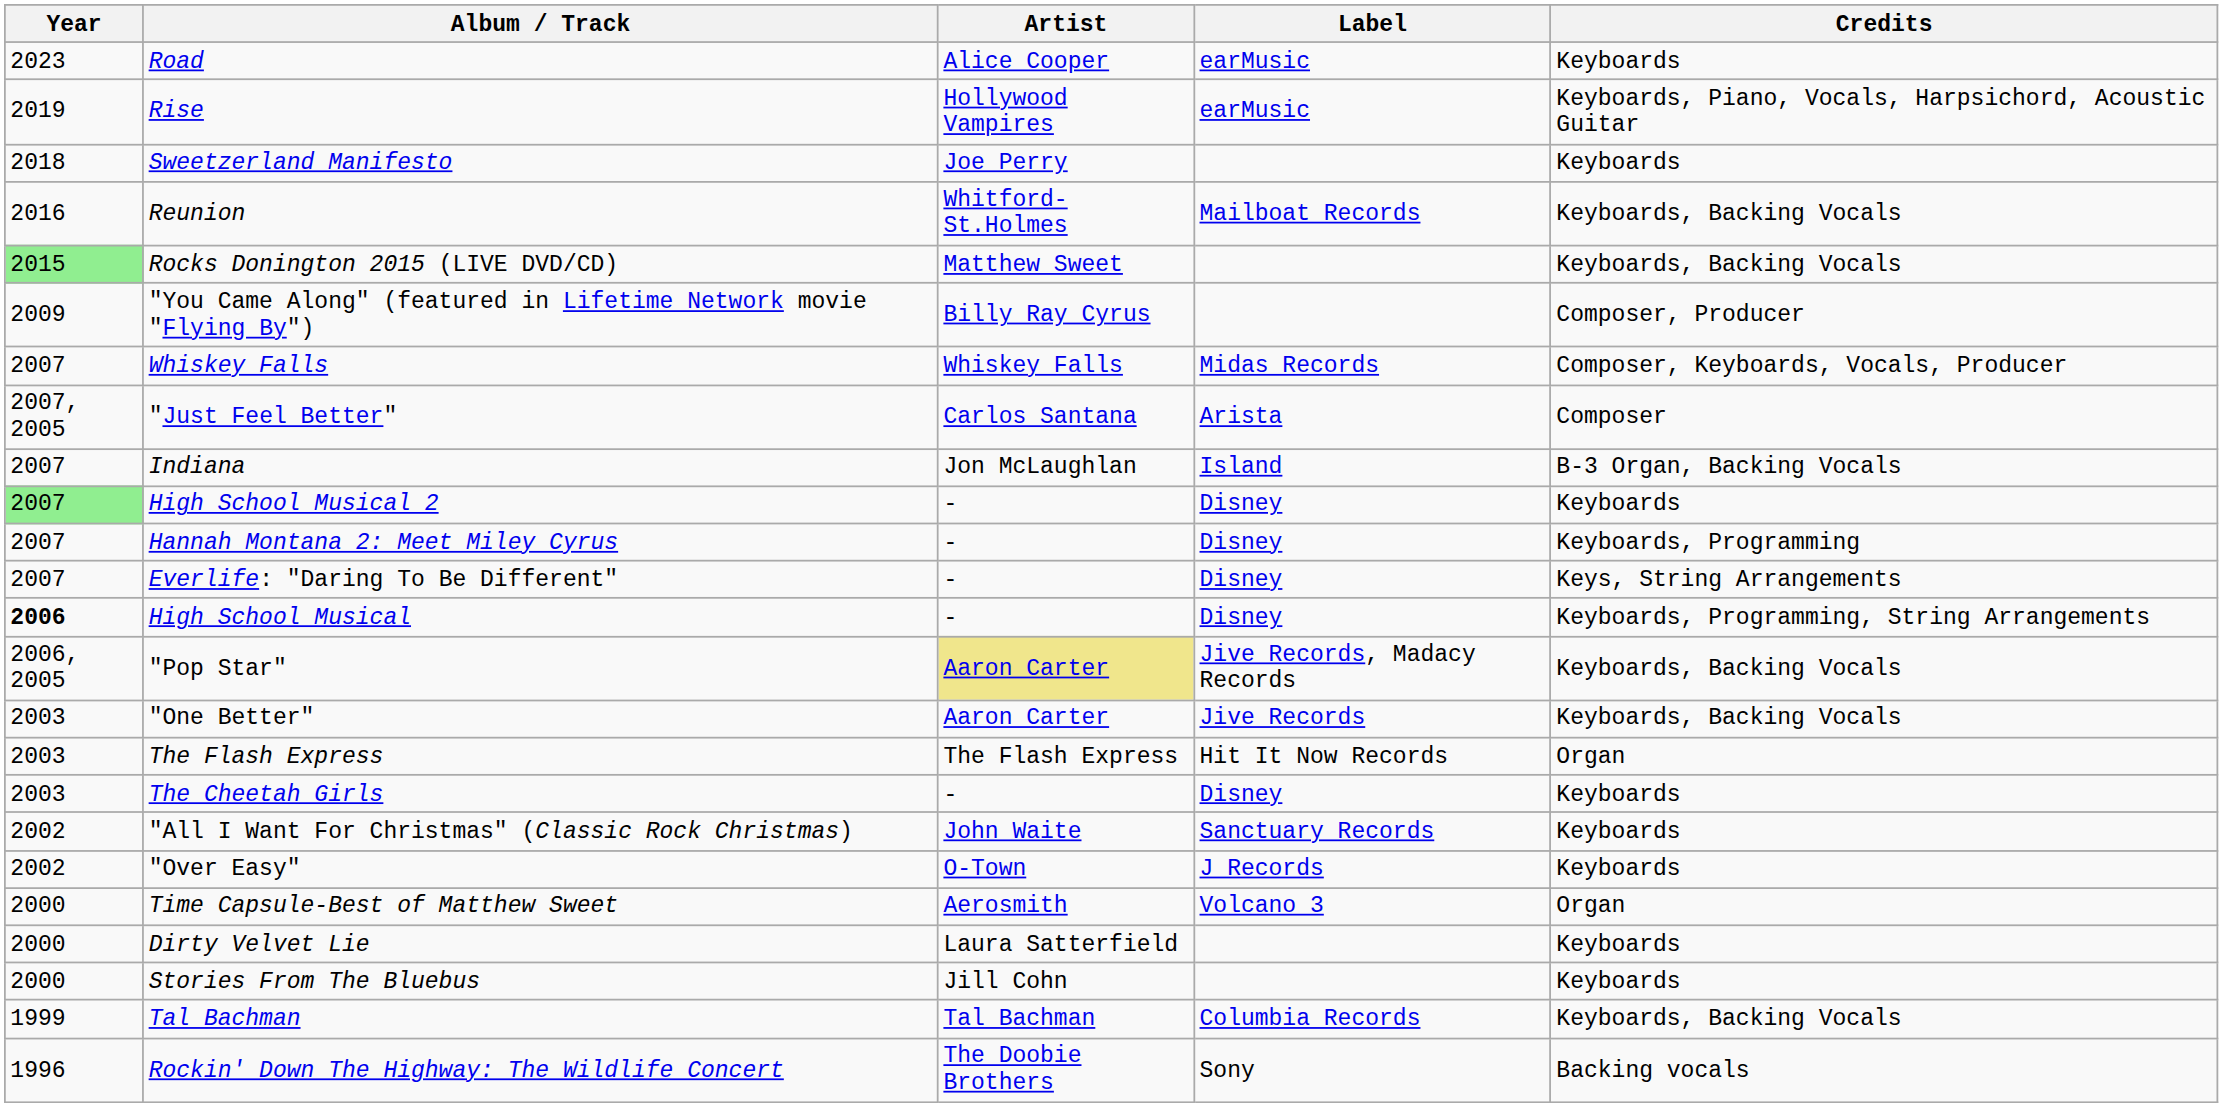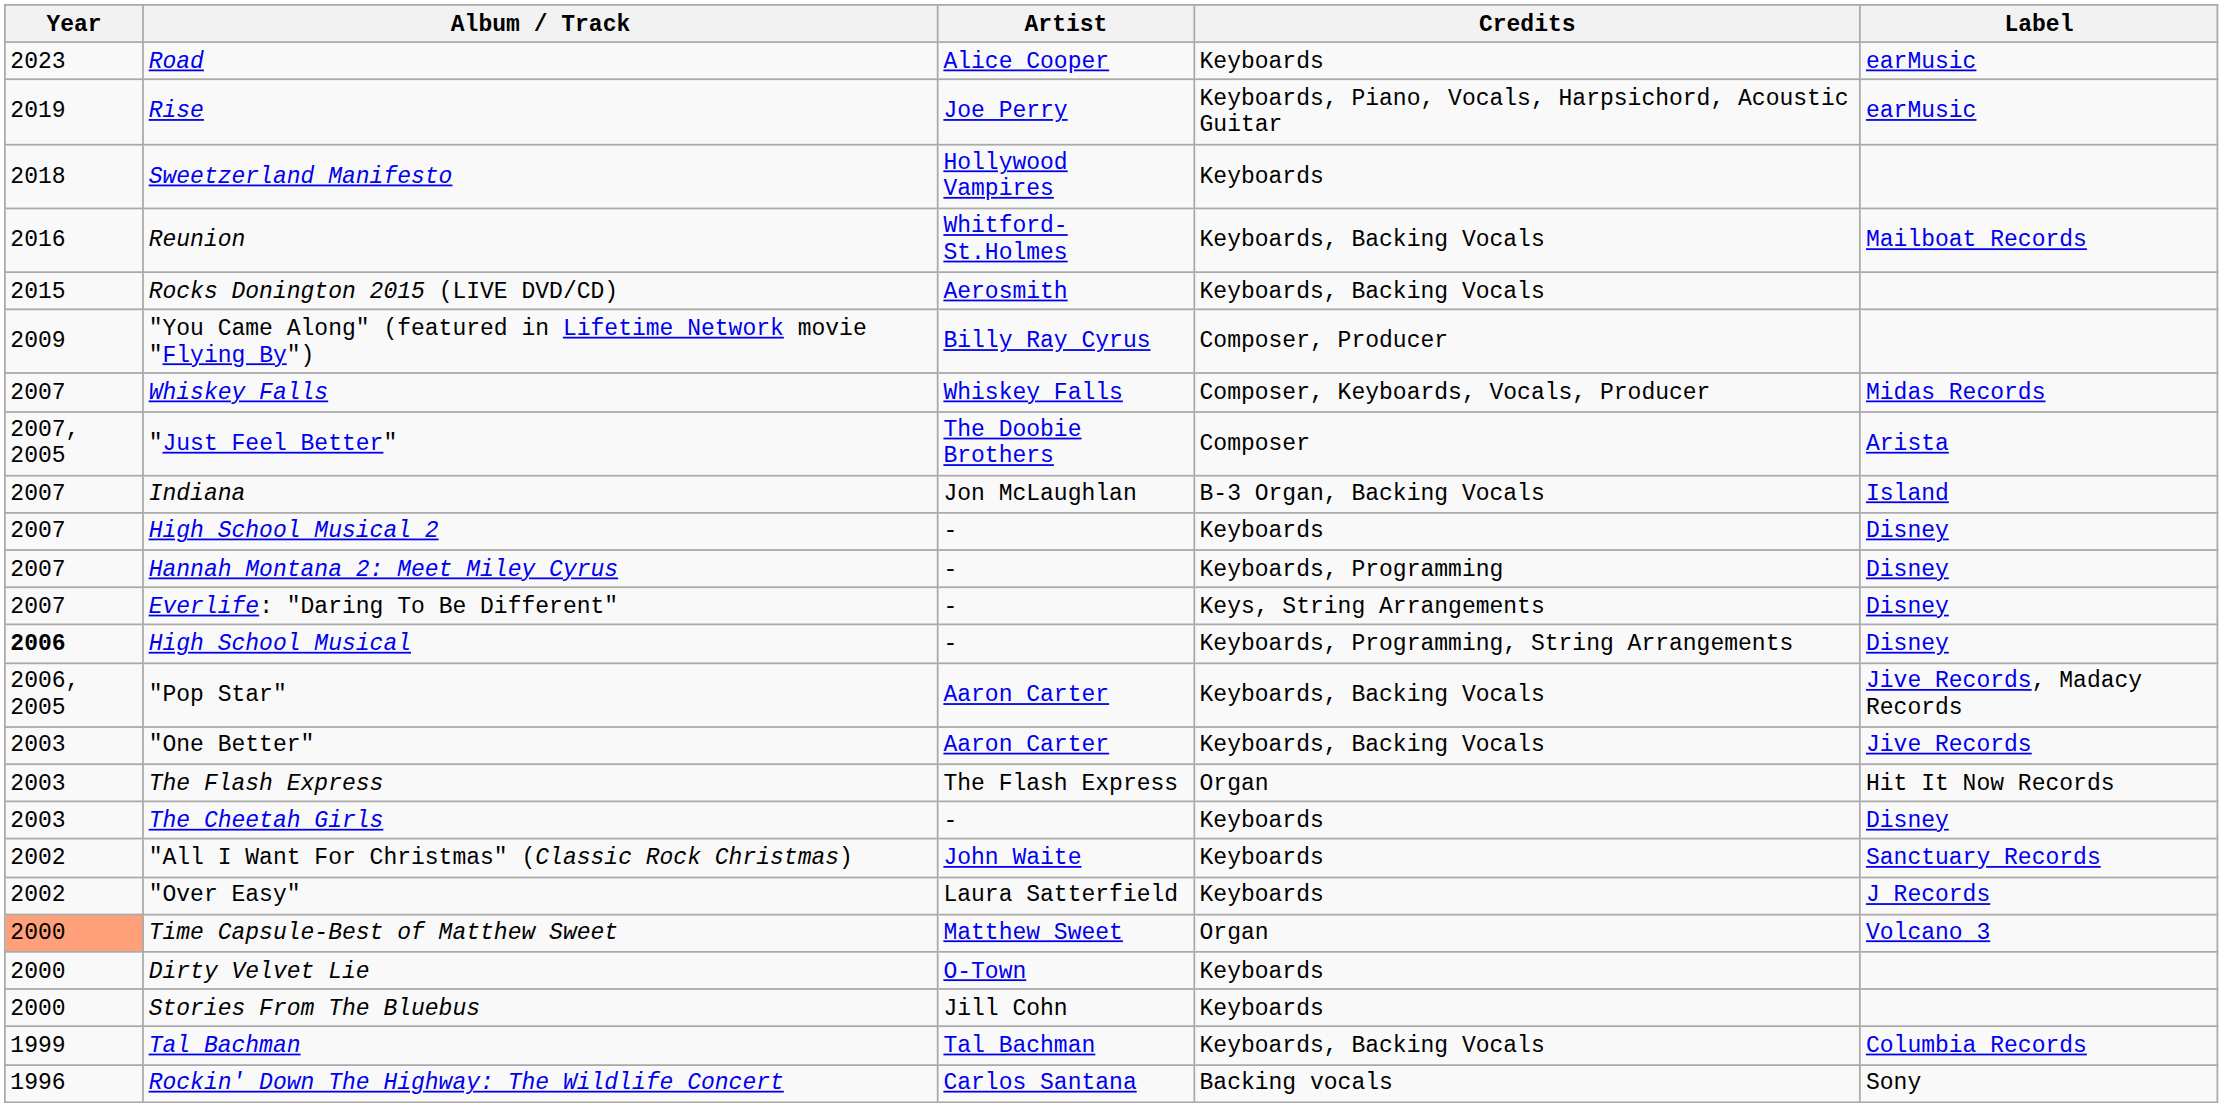columns swapped: (1372, 24) <-> (1884, 24)
(1006, 112) Hollywood Vampires -> (1006, 112) Joe Perry
(1006, 163) Joe Perry -> (1006, 176) Hollywood Vampires
(38, 264) lightgreen background -> (38, 291) no background
(1033, 264) Matthew Sweet -> (1006, 291) Aerosmith
(1040, 417) Carlos Santana -> (1012, 443) The Doobie Brothers
(38, 505) lightgreen background -> (38, 531) no background
(1026, 668) khaki background -> (1026, 695) no background
(985, 869) O-Town -> (1061, 895) Laura Satterfield
(38, 906) no background -> (38, 933) lightsalmon background
(1006, 906) Aerosmith -> (1033, 933) Matthew Sweet
(1061, 944) Laura Satterfield -> (985, 970) O-Town
(1012, 1070) The Doobie Brothers -> (1040, 1083) Carlos Santana
